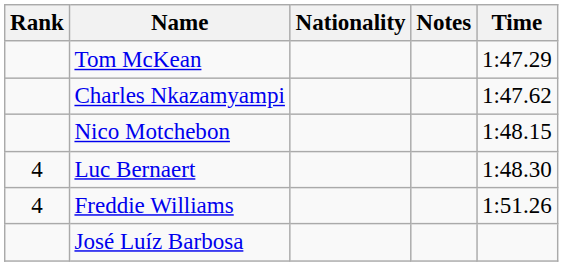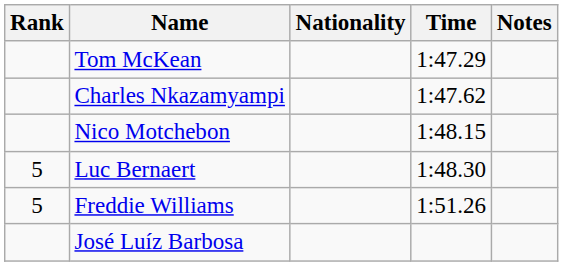columns swapped: (517, 22) <-> (444, 22)
(37, 168) 4 -> (37, 168) 5
(37, 205) 4 -> (37, 205) 5
